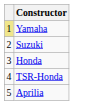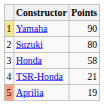+ column: (84, 12)
(9, 92) no background -> (9, 92) lightsalmon background
